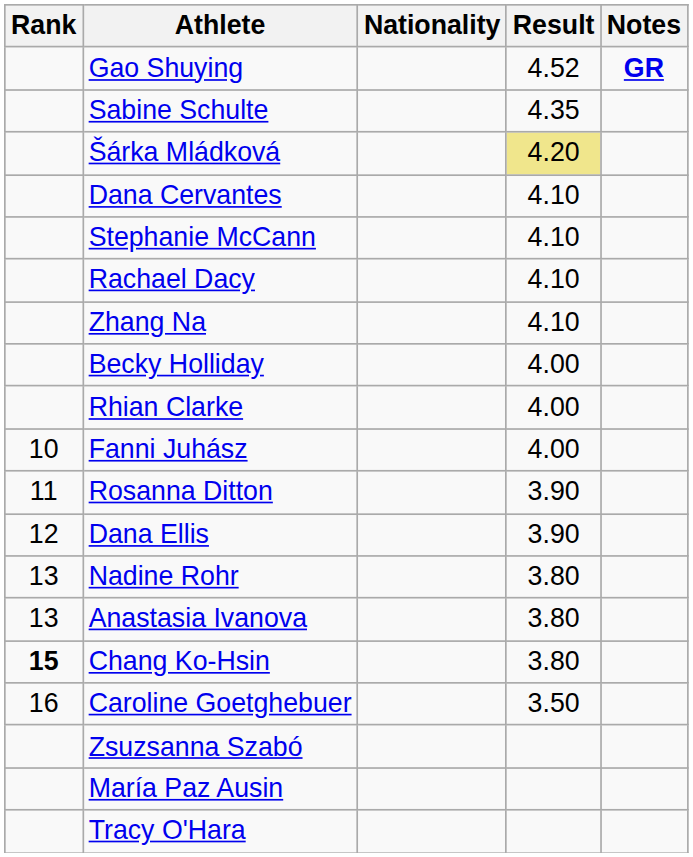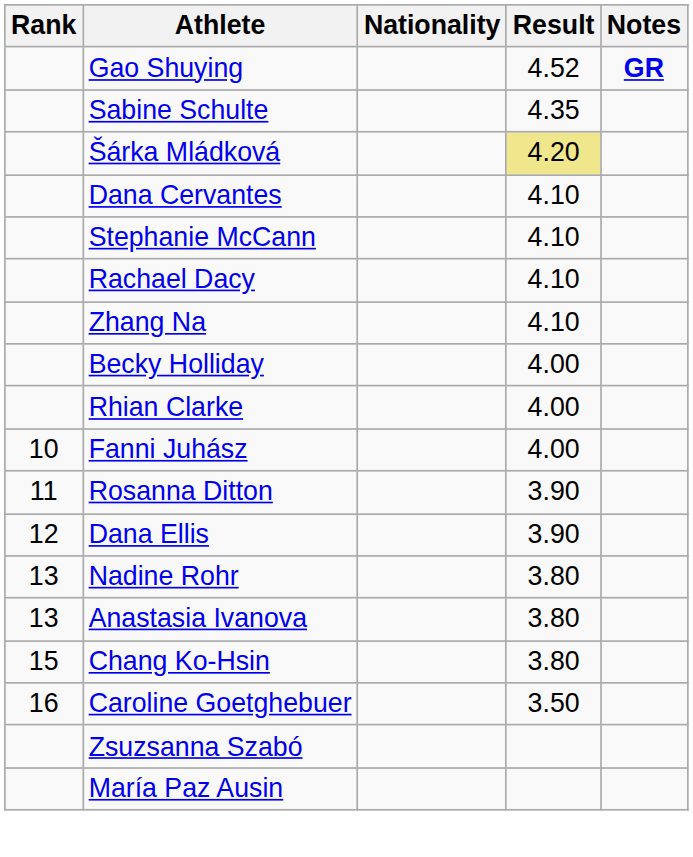(44, 661) bold -> (44, 661) normal
- row: (167, 830)
